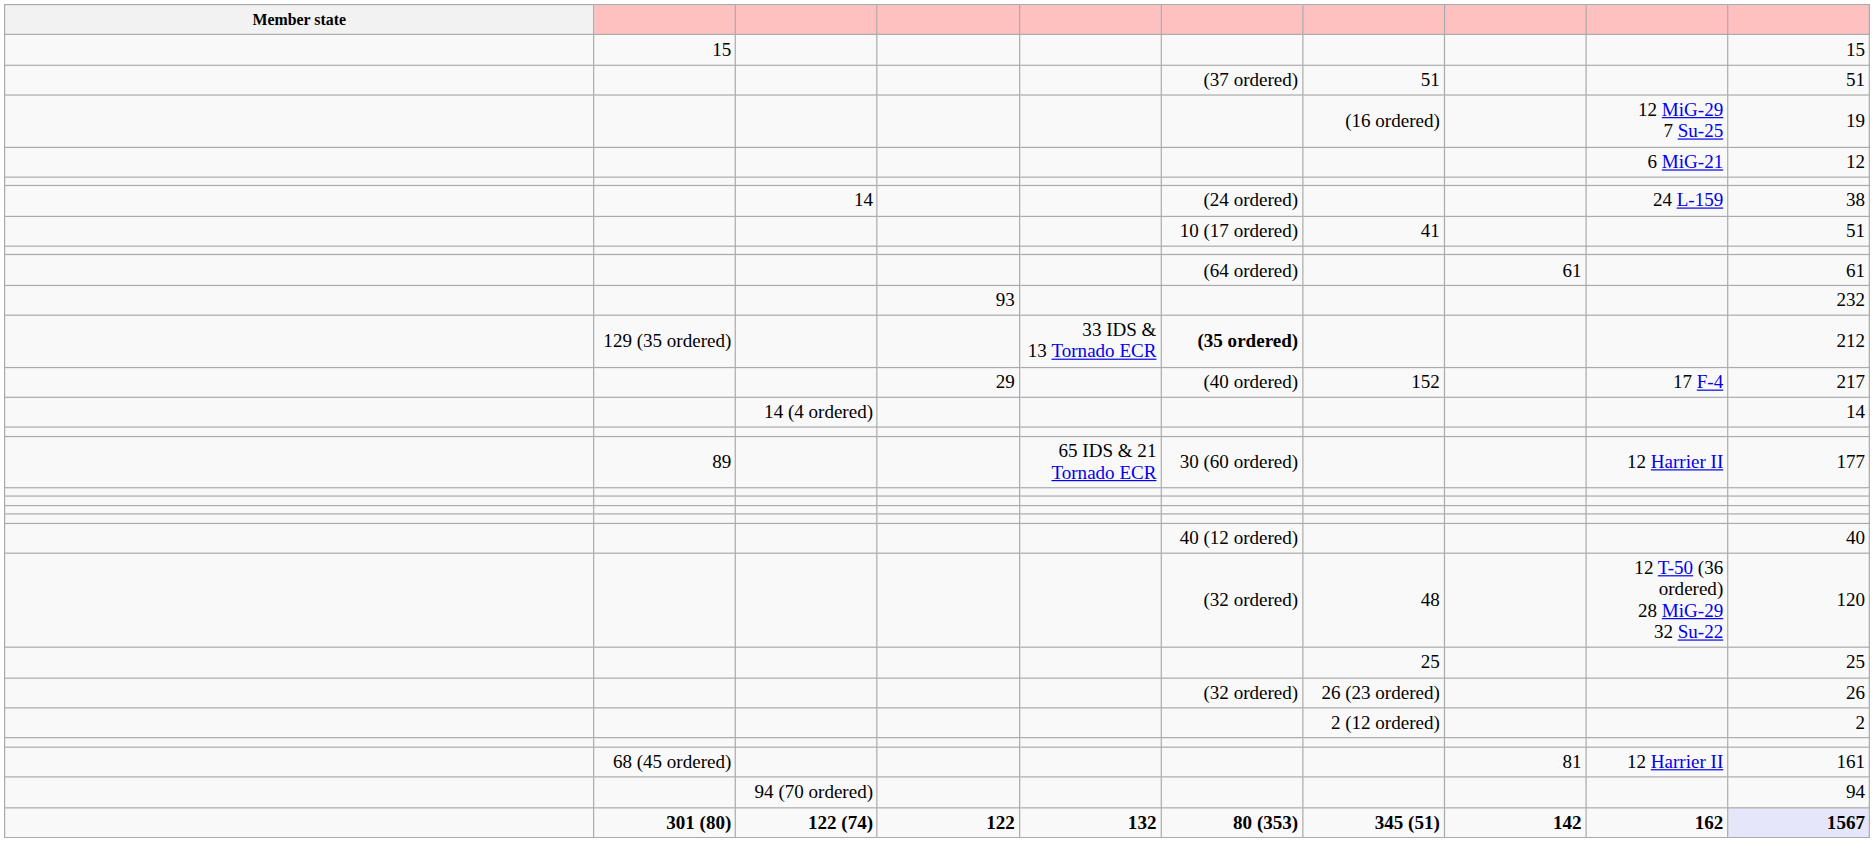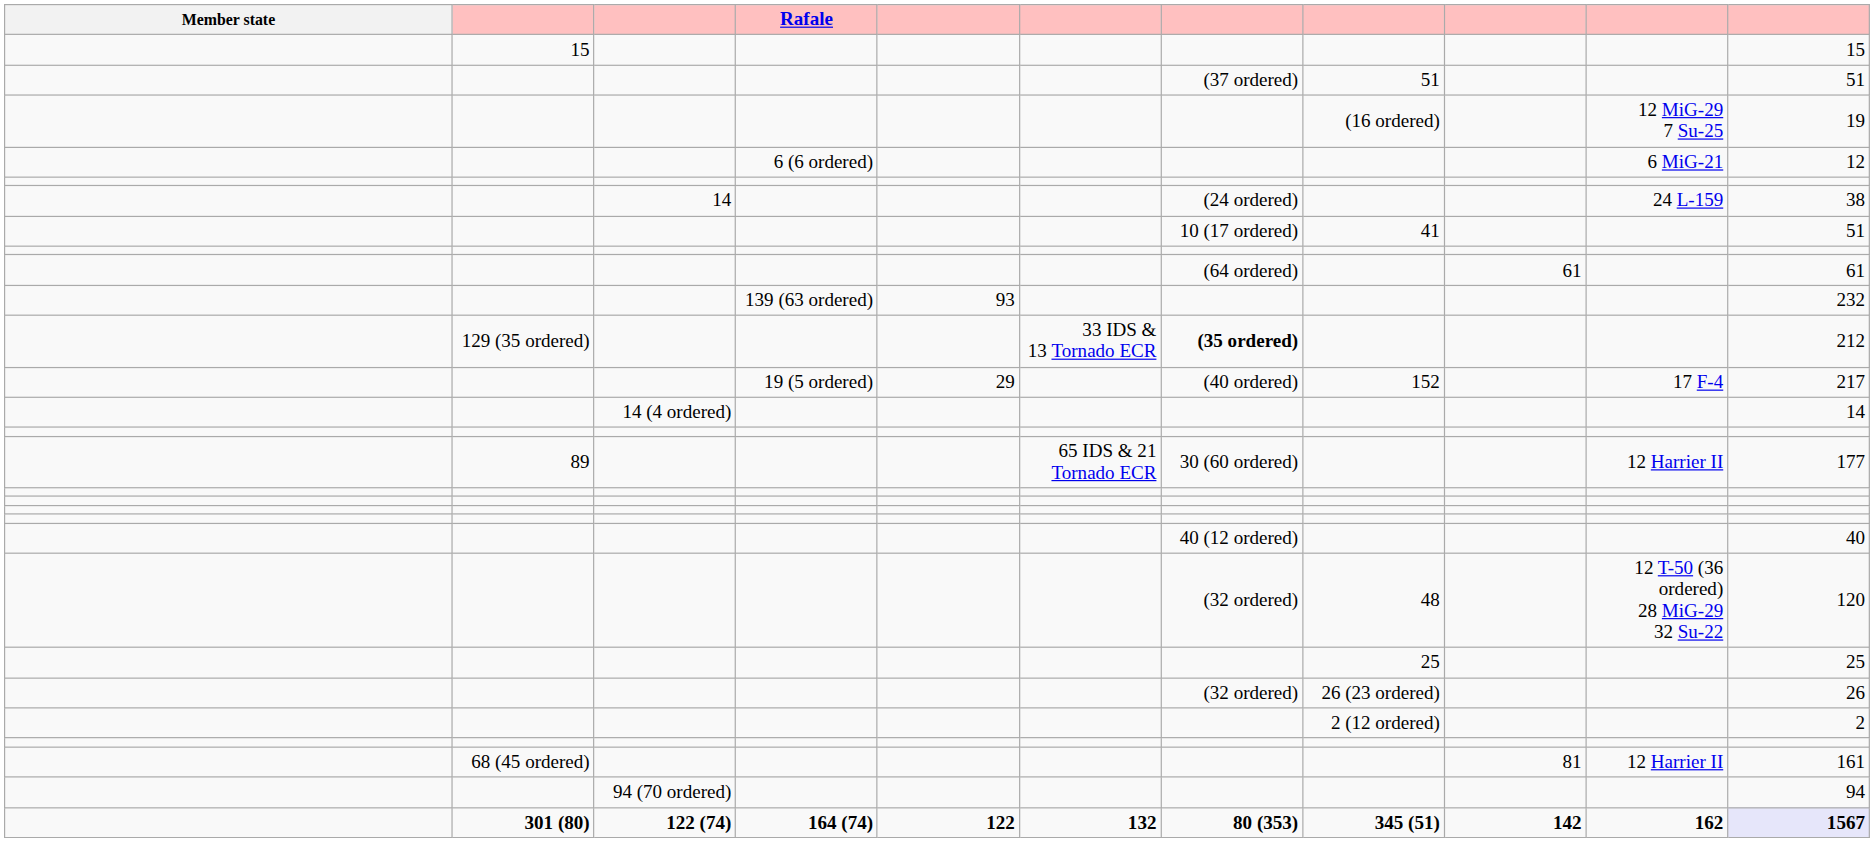+ column: (807, 19)
